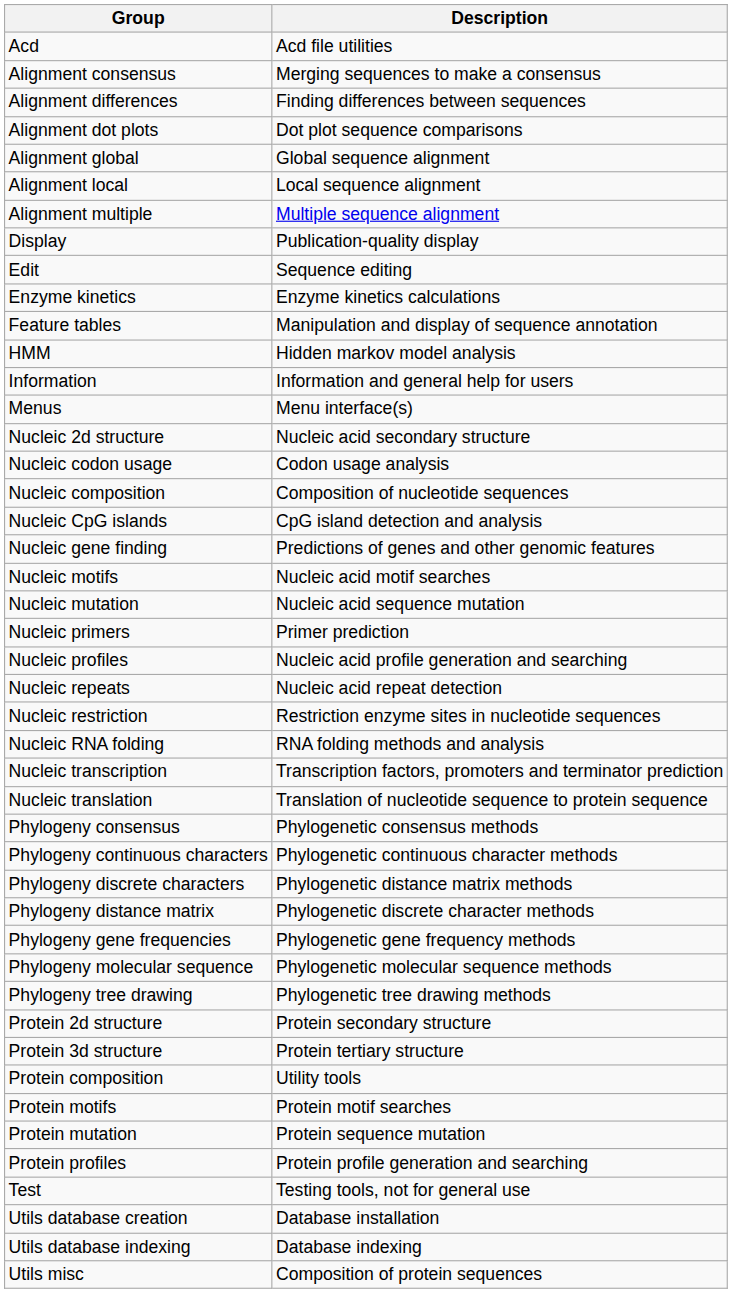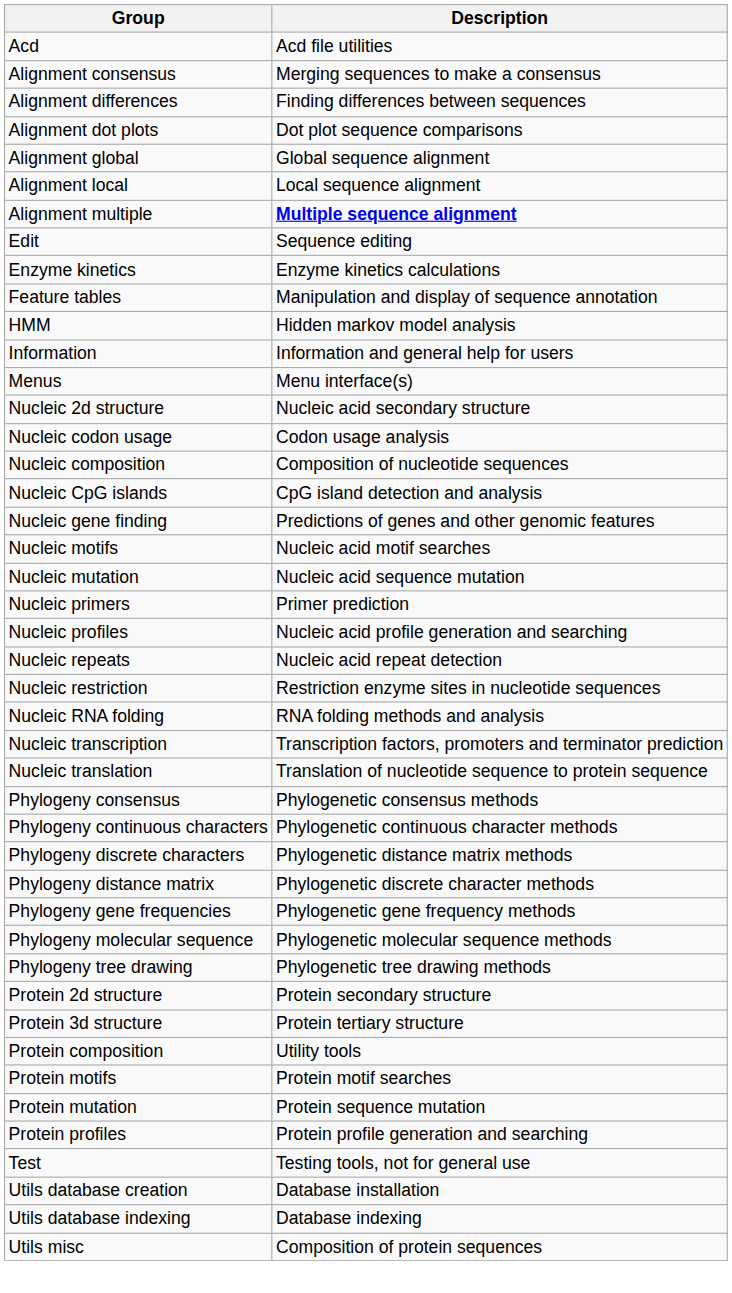(388, 213) normal -> (396, 213) bold
- row: (37, 241)
